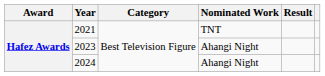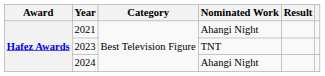(211, 29) TNT -> (230, 29) Ahangi Night
(230, 46) Ahangi Night -> (211, 46) TNT
